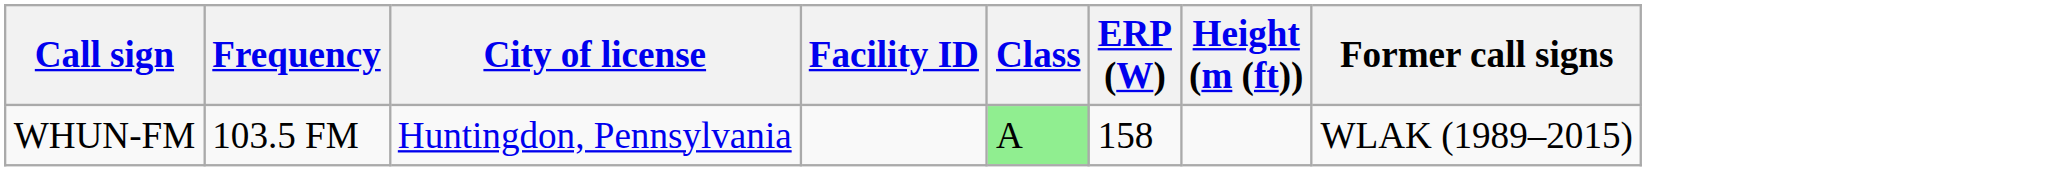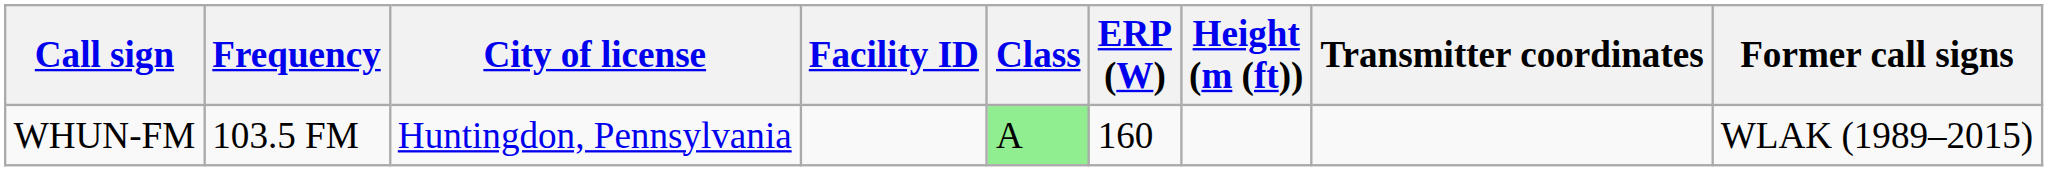+ column: (1512, 54)
(1126, 134) 158 -> (1126, 134) 160
